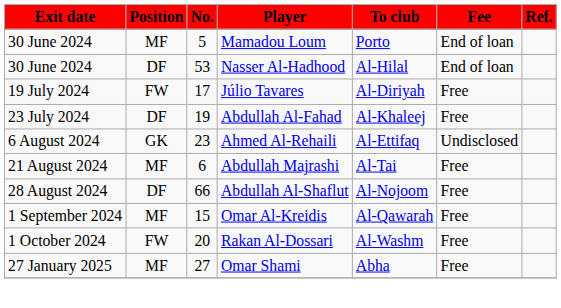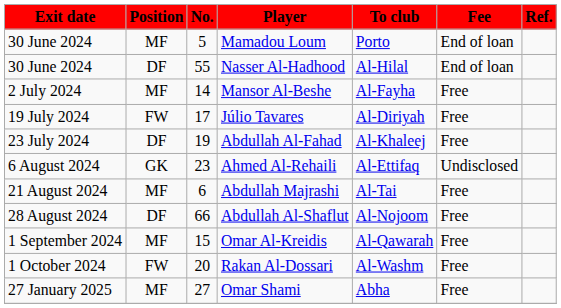(202, 66) 53 -> (202, 66) 55
+ row: (276, 91)
